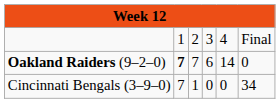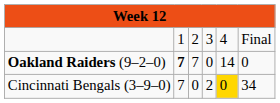(209, 62) 6 -> (209, 62) 0
(195, 86) 1 -> (195, 86) 0
(209, 86) 0 -> (209, 86) 2
(223, 86) no background -> (223, 86) gold background
